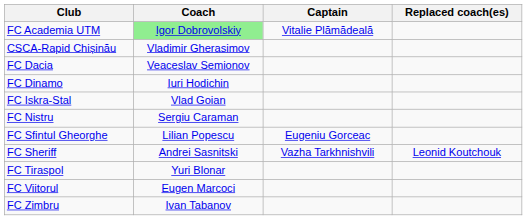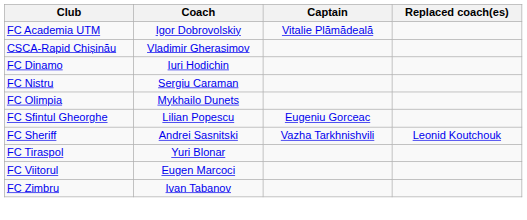(198, 30) lightgreen background -> (198, 30) no background
- row: (30, 65)
- row: (39, 100)
+ row: (34, 100)
